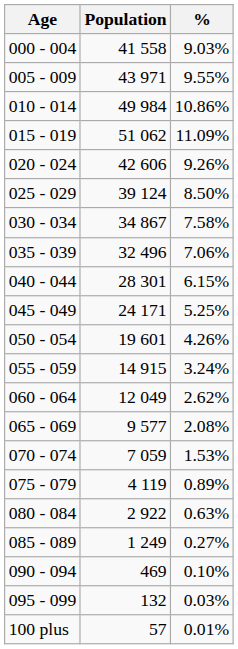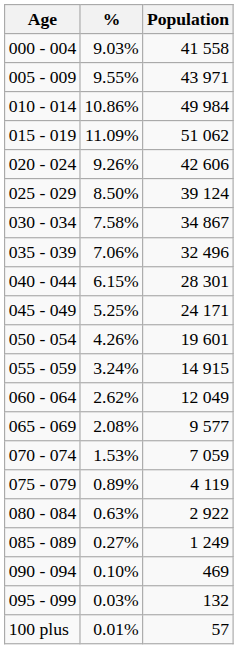columns swapped: (126, 19) <-> (202, 19)
